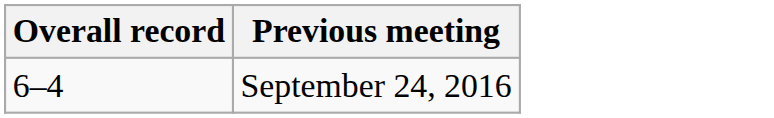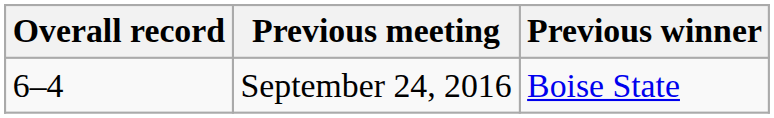+ column: (645, 31)
